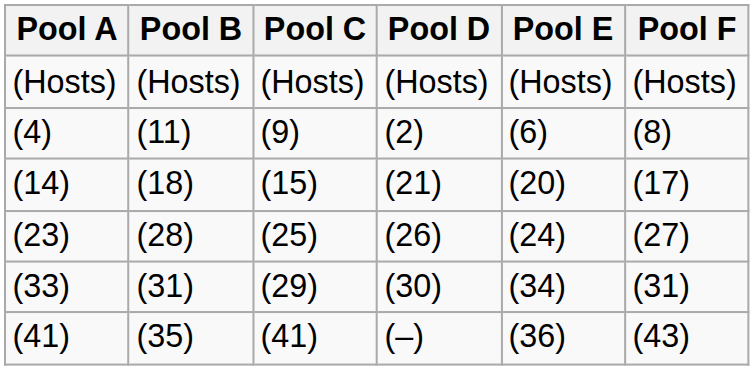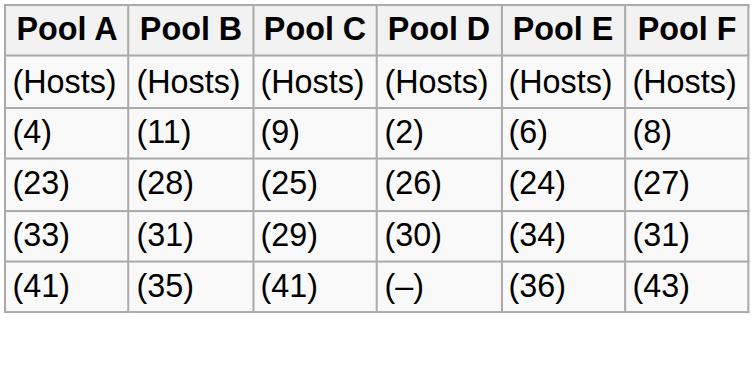- row: (41, 183)
